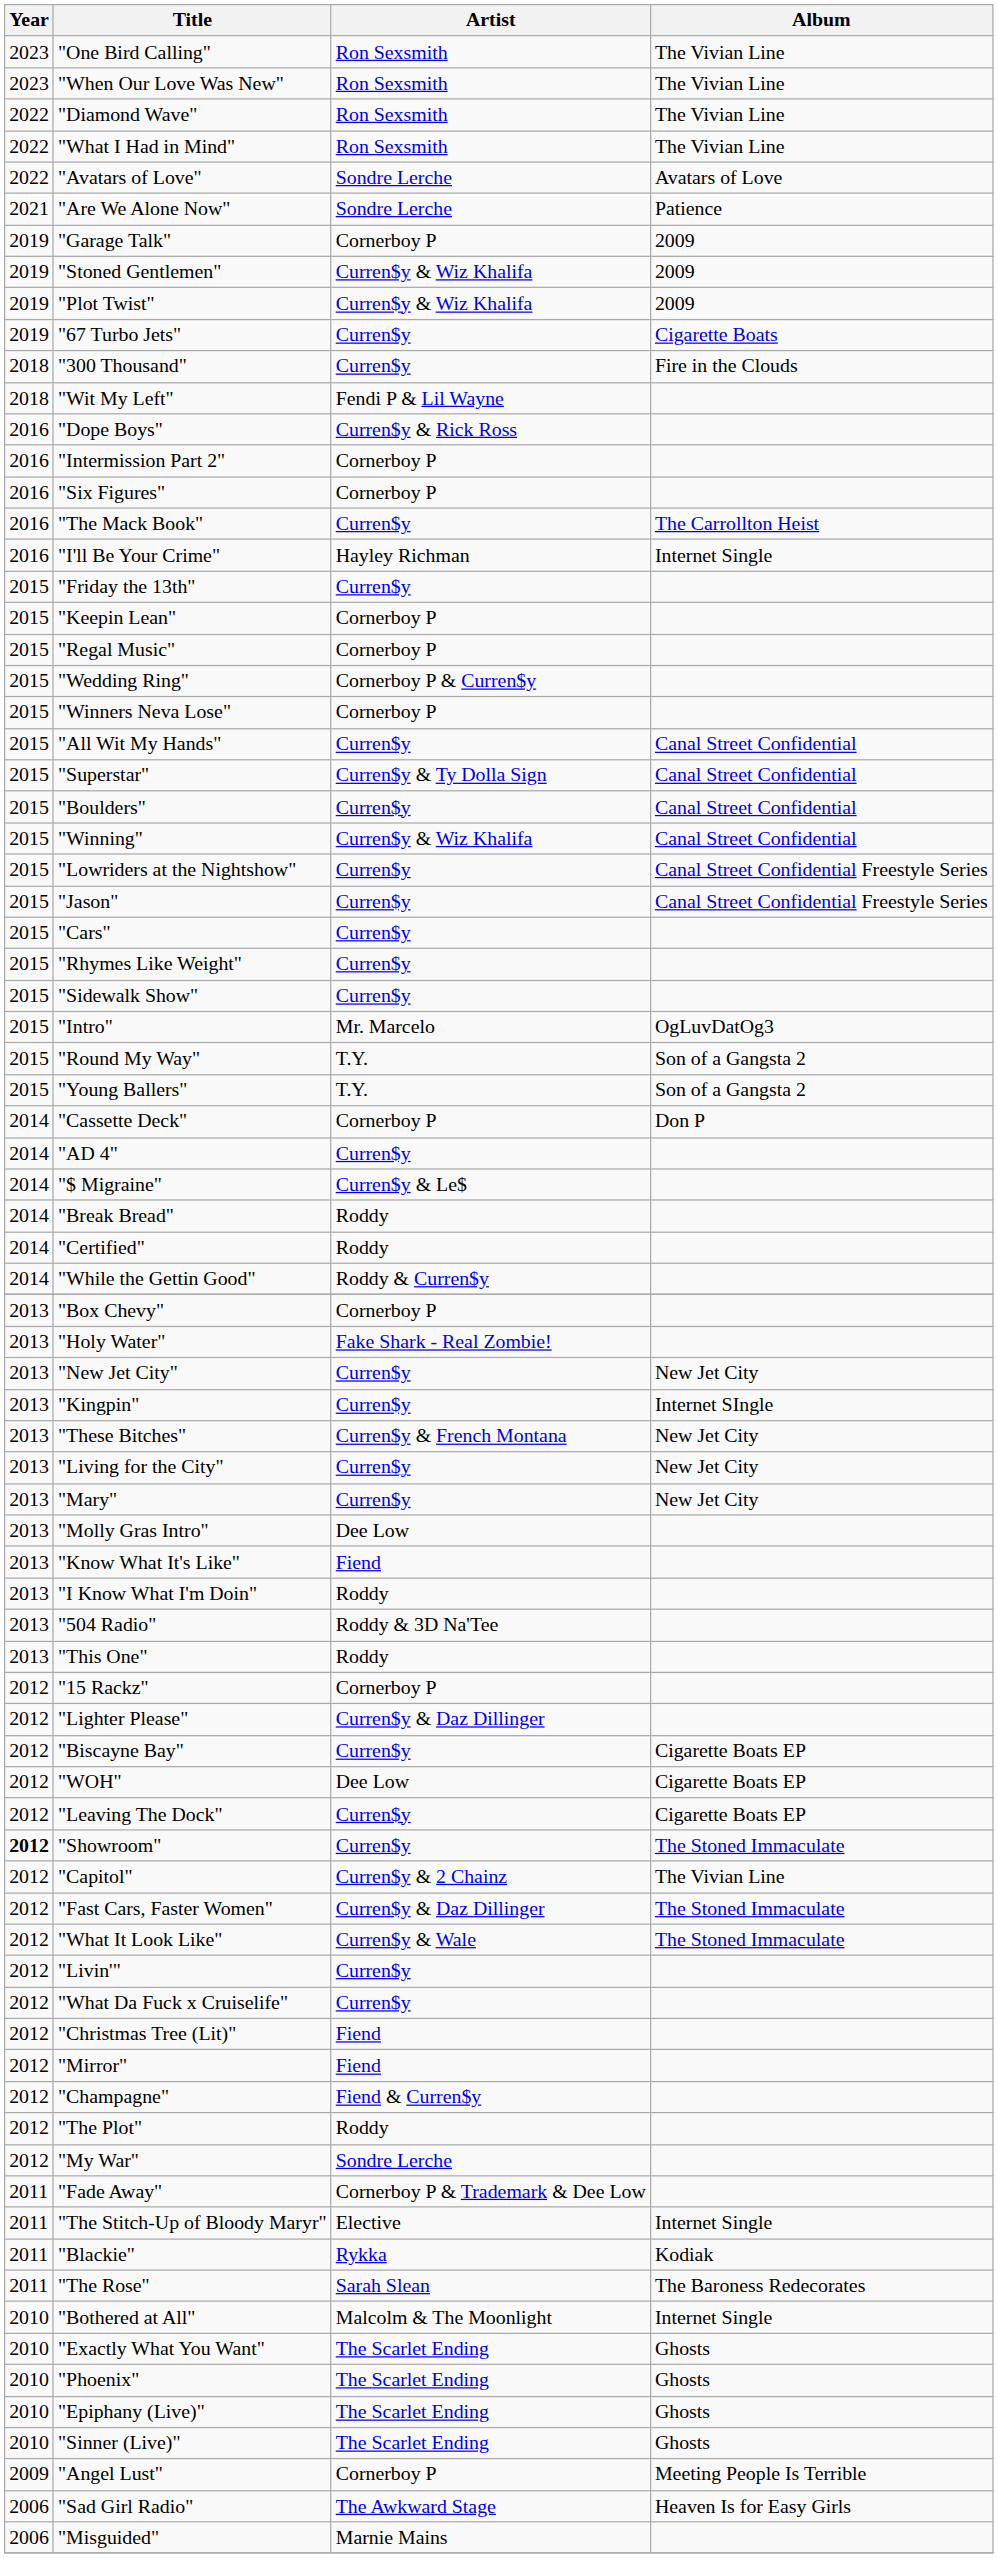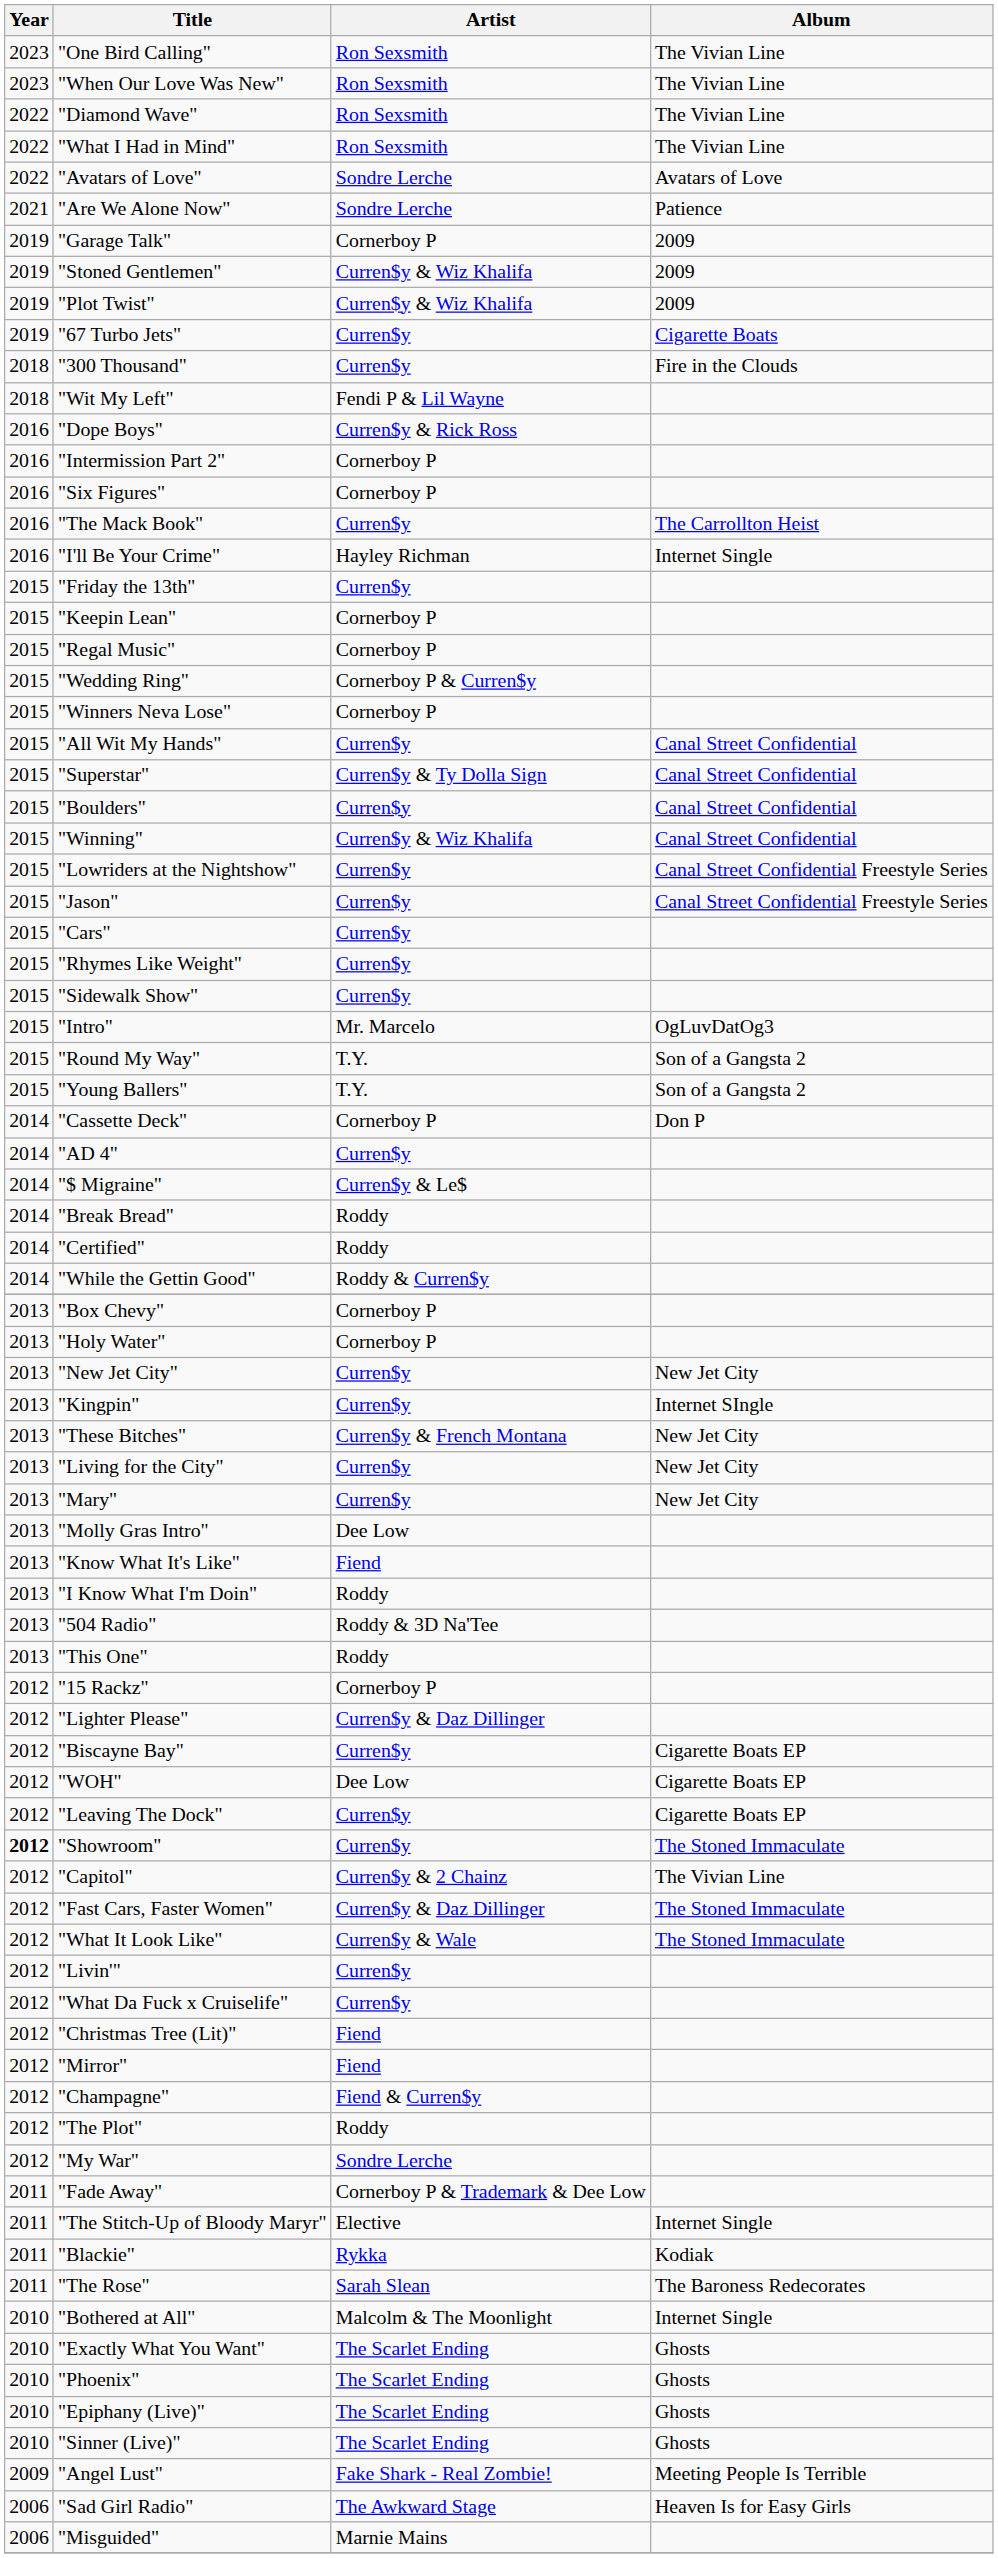(444, 1341) Fake Shark - Real Zombie! -> (386, 1341) Cornerboy P
(386, 2474) Cornerboy P -> (444, 2474) Fake Shark - Real Zombie!
